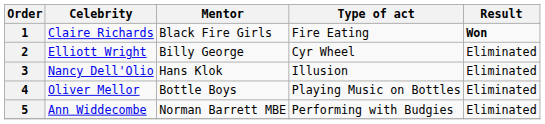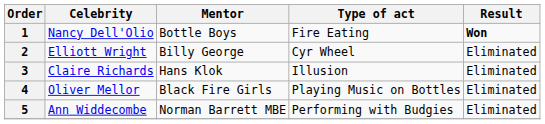(101, 33) Claire Richards -> (101, 33) Nancy Dell'Olio
(216, 33) Black Fire Girls -> (198, 33) Bottle Boys
(101, 71) Nancy Dell'Olio -> (101, 71) Claire Richards
(198, 90) Bottle Boys -> (216, 90) Black Fire Girls
